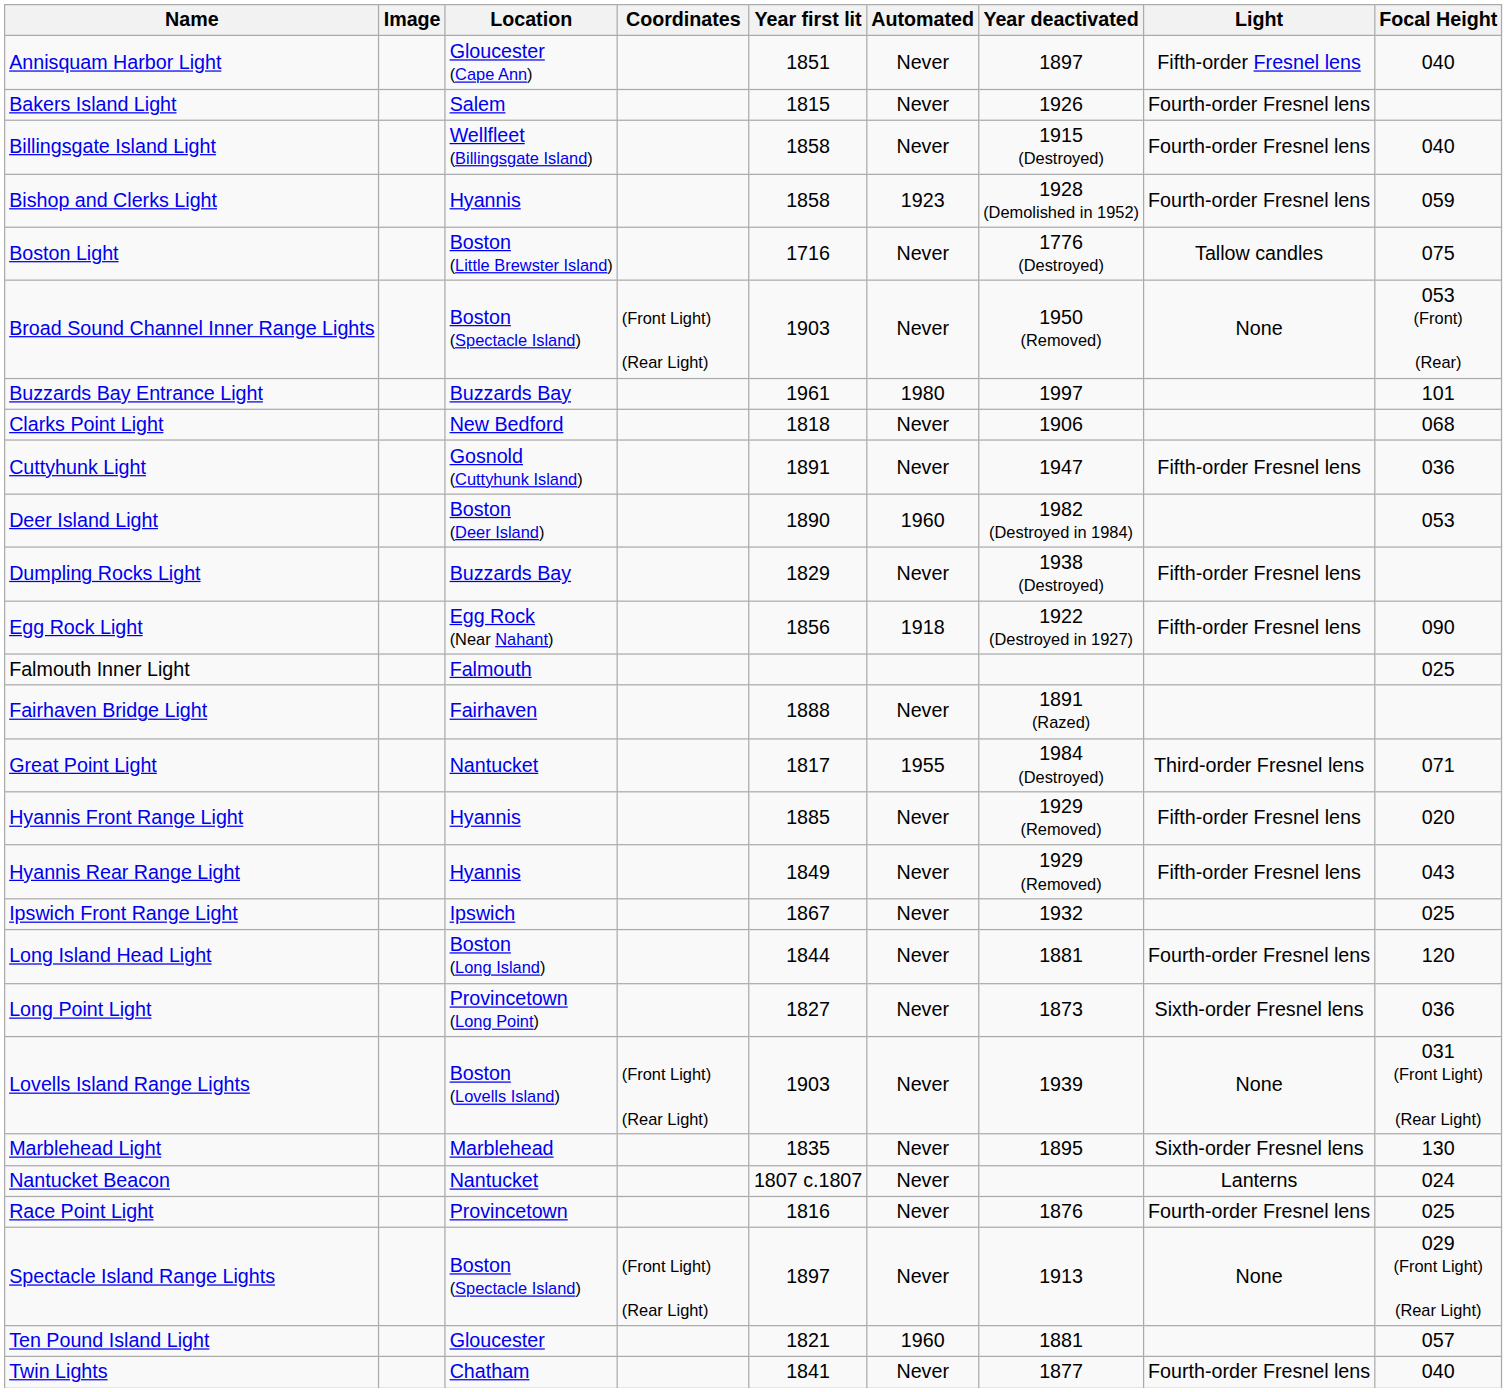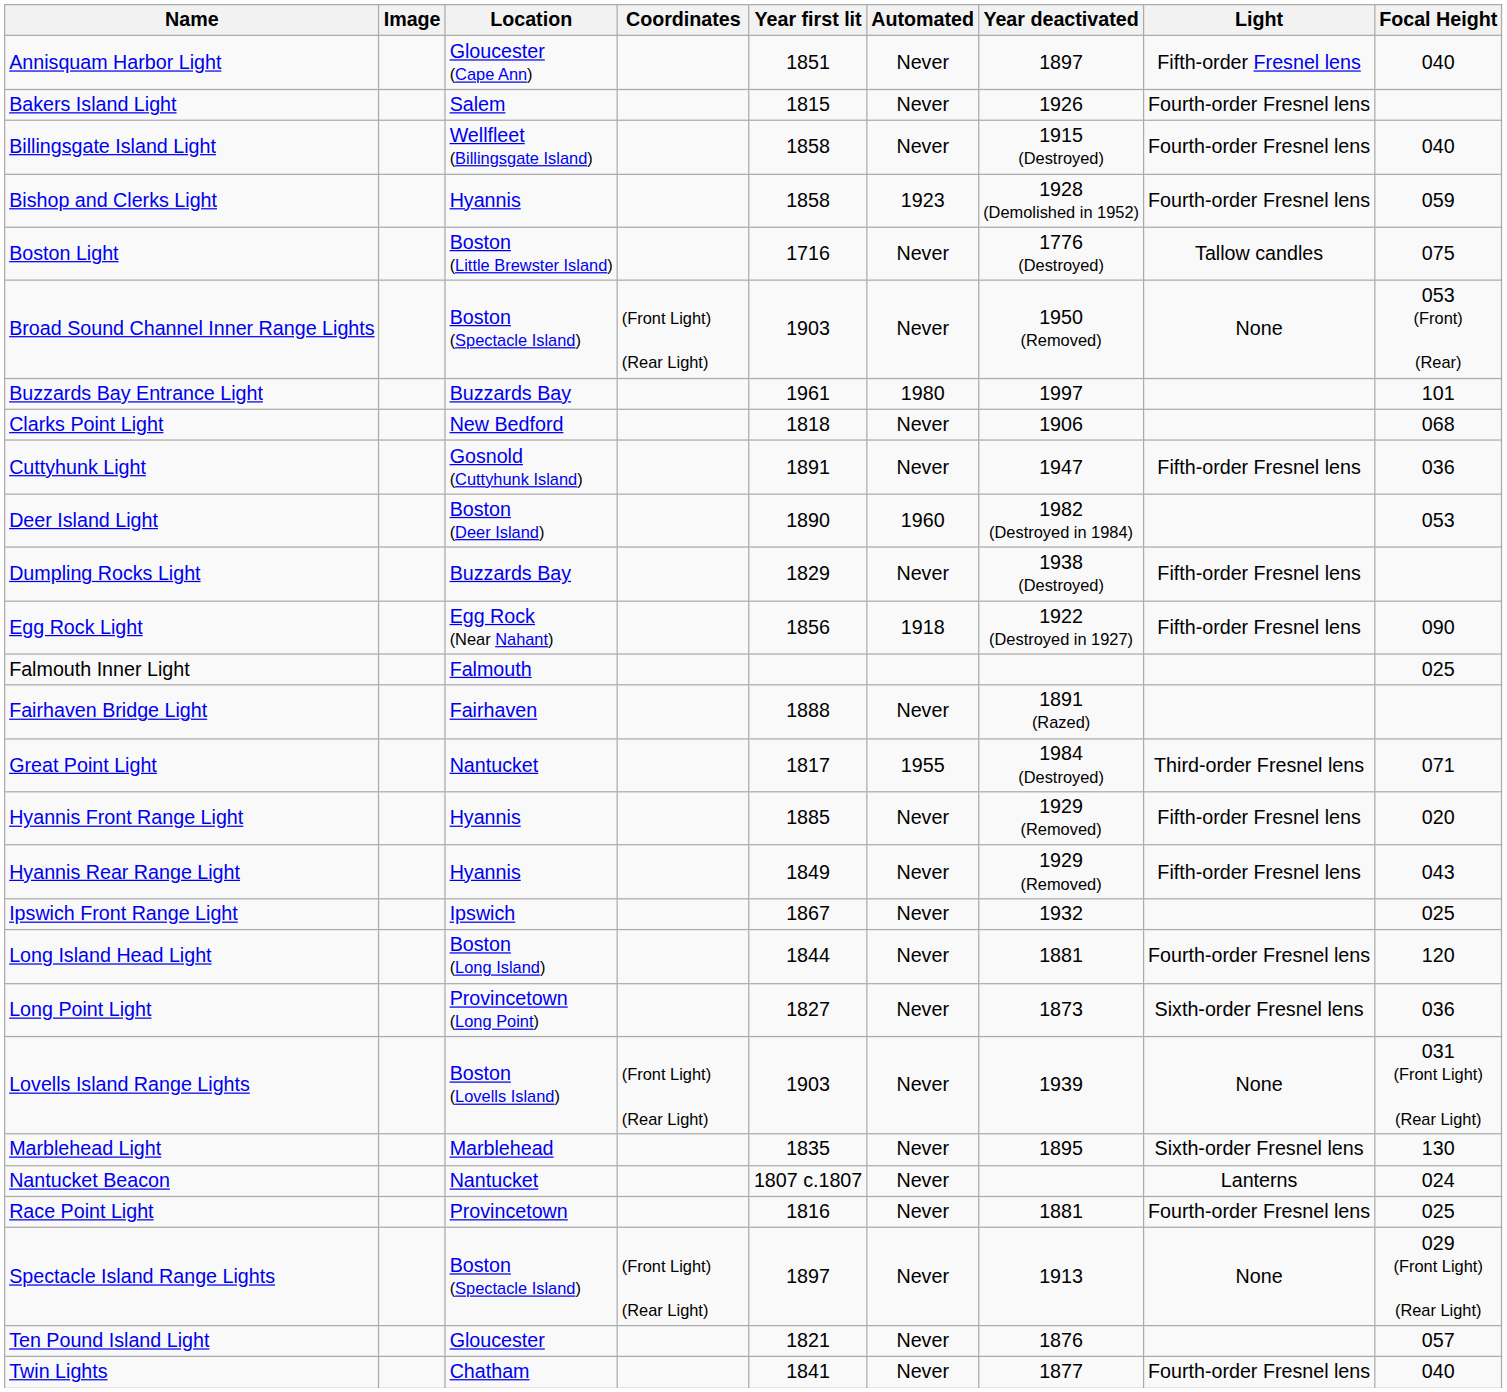(1061, 1211) 1876 -> (1061, 1211) 1881
(923, 1340) 1960 -> (923, 1340) Never
(1061, 1340) 1881 -> (1061, 1340) 1876
